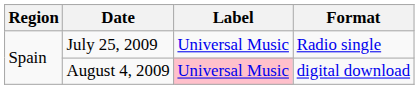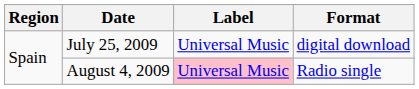(339, 44) Radio single -> (353, 44) digital download
(353, 71) digital download -> (339, 71) Radio single
